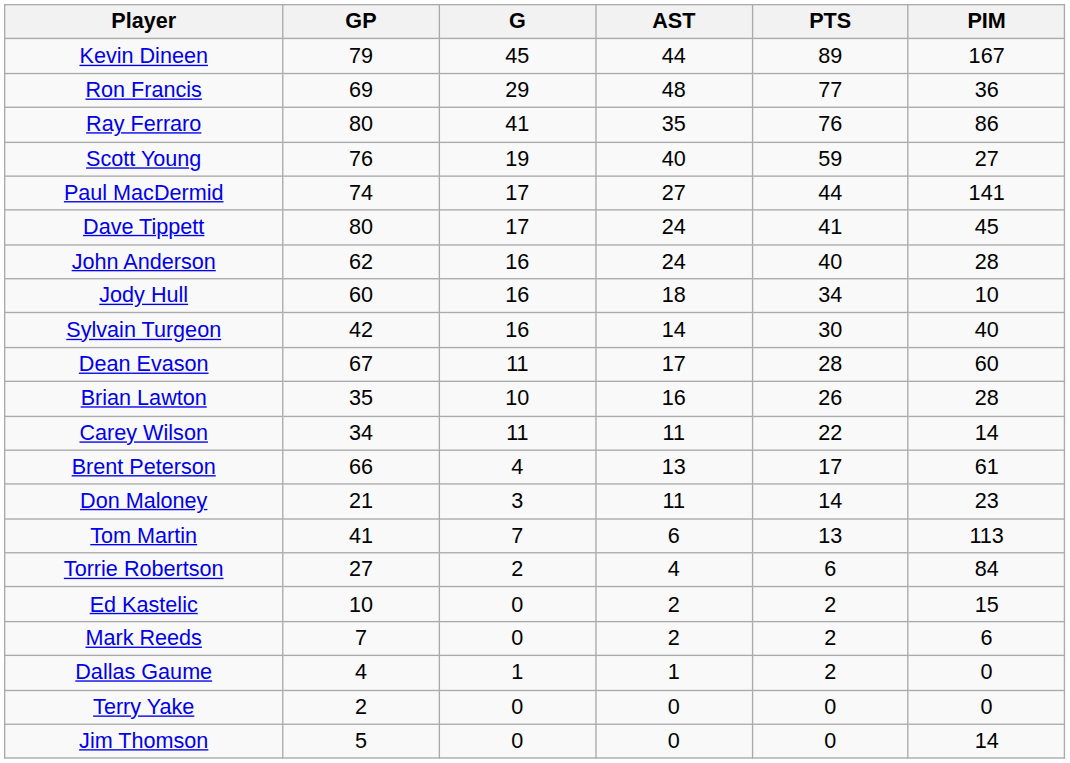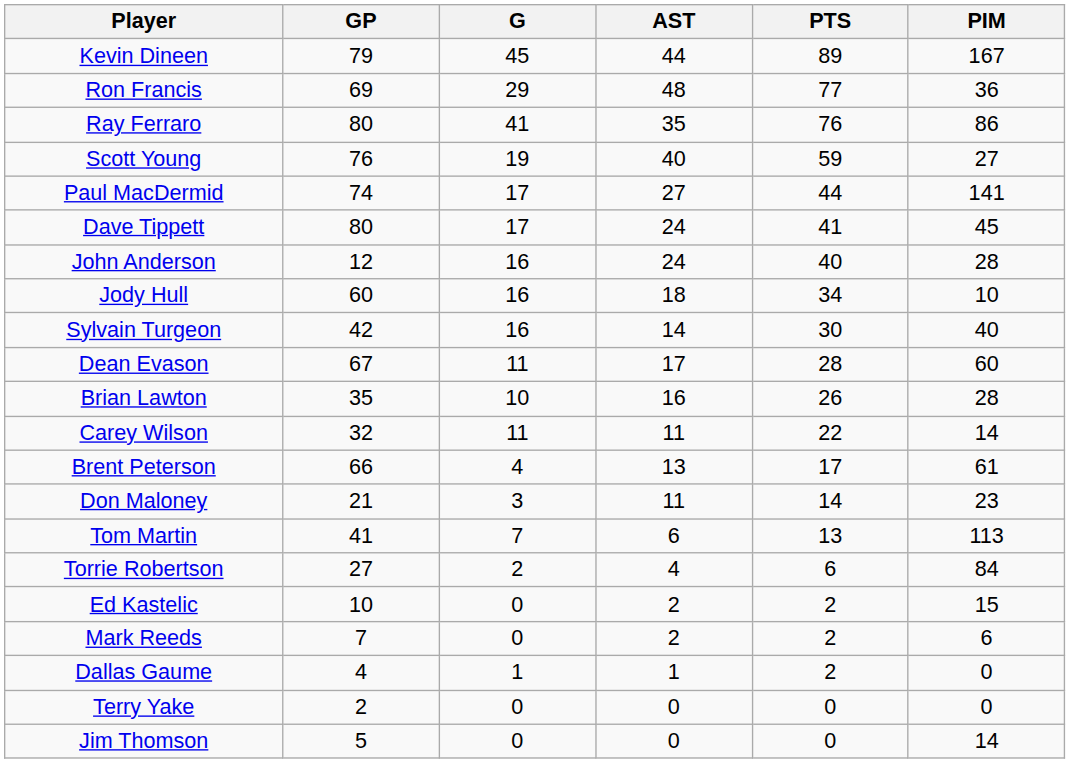(361, 261) 62 -> (361, 261) 12
(361, 432) 34 -> (361, 432) 32
